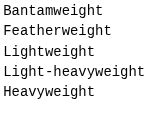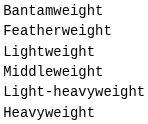+ row: (53, 72)
